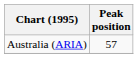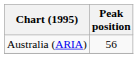(111, 44) 57 -> (111, 44) 56
